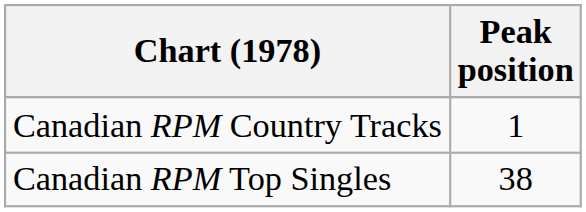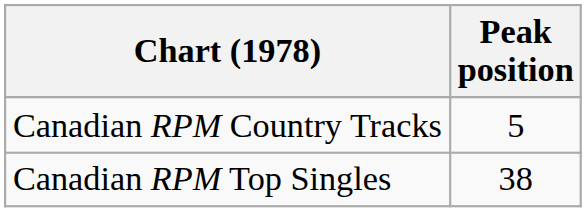(516, 124) 1 -> (516, 124) 5
